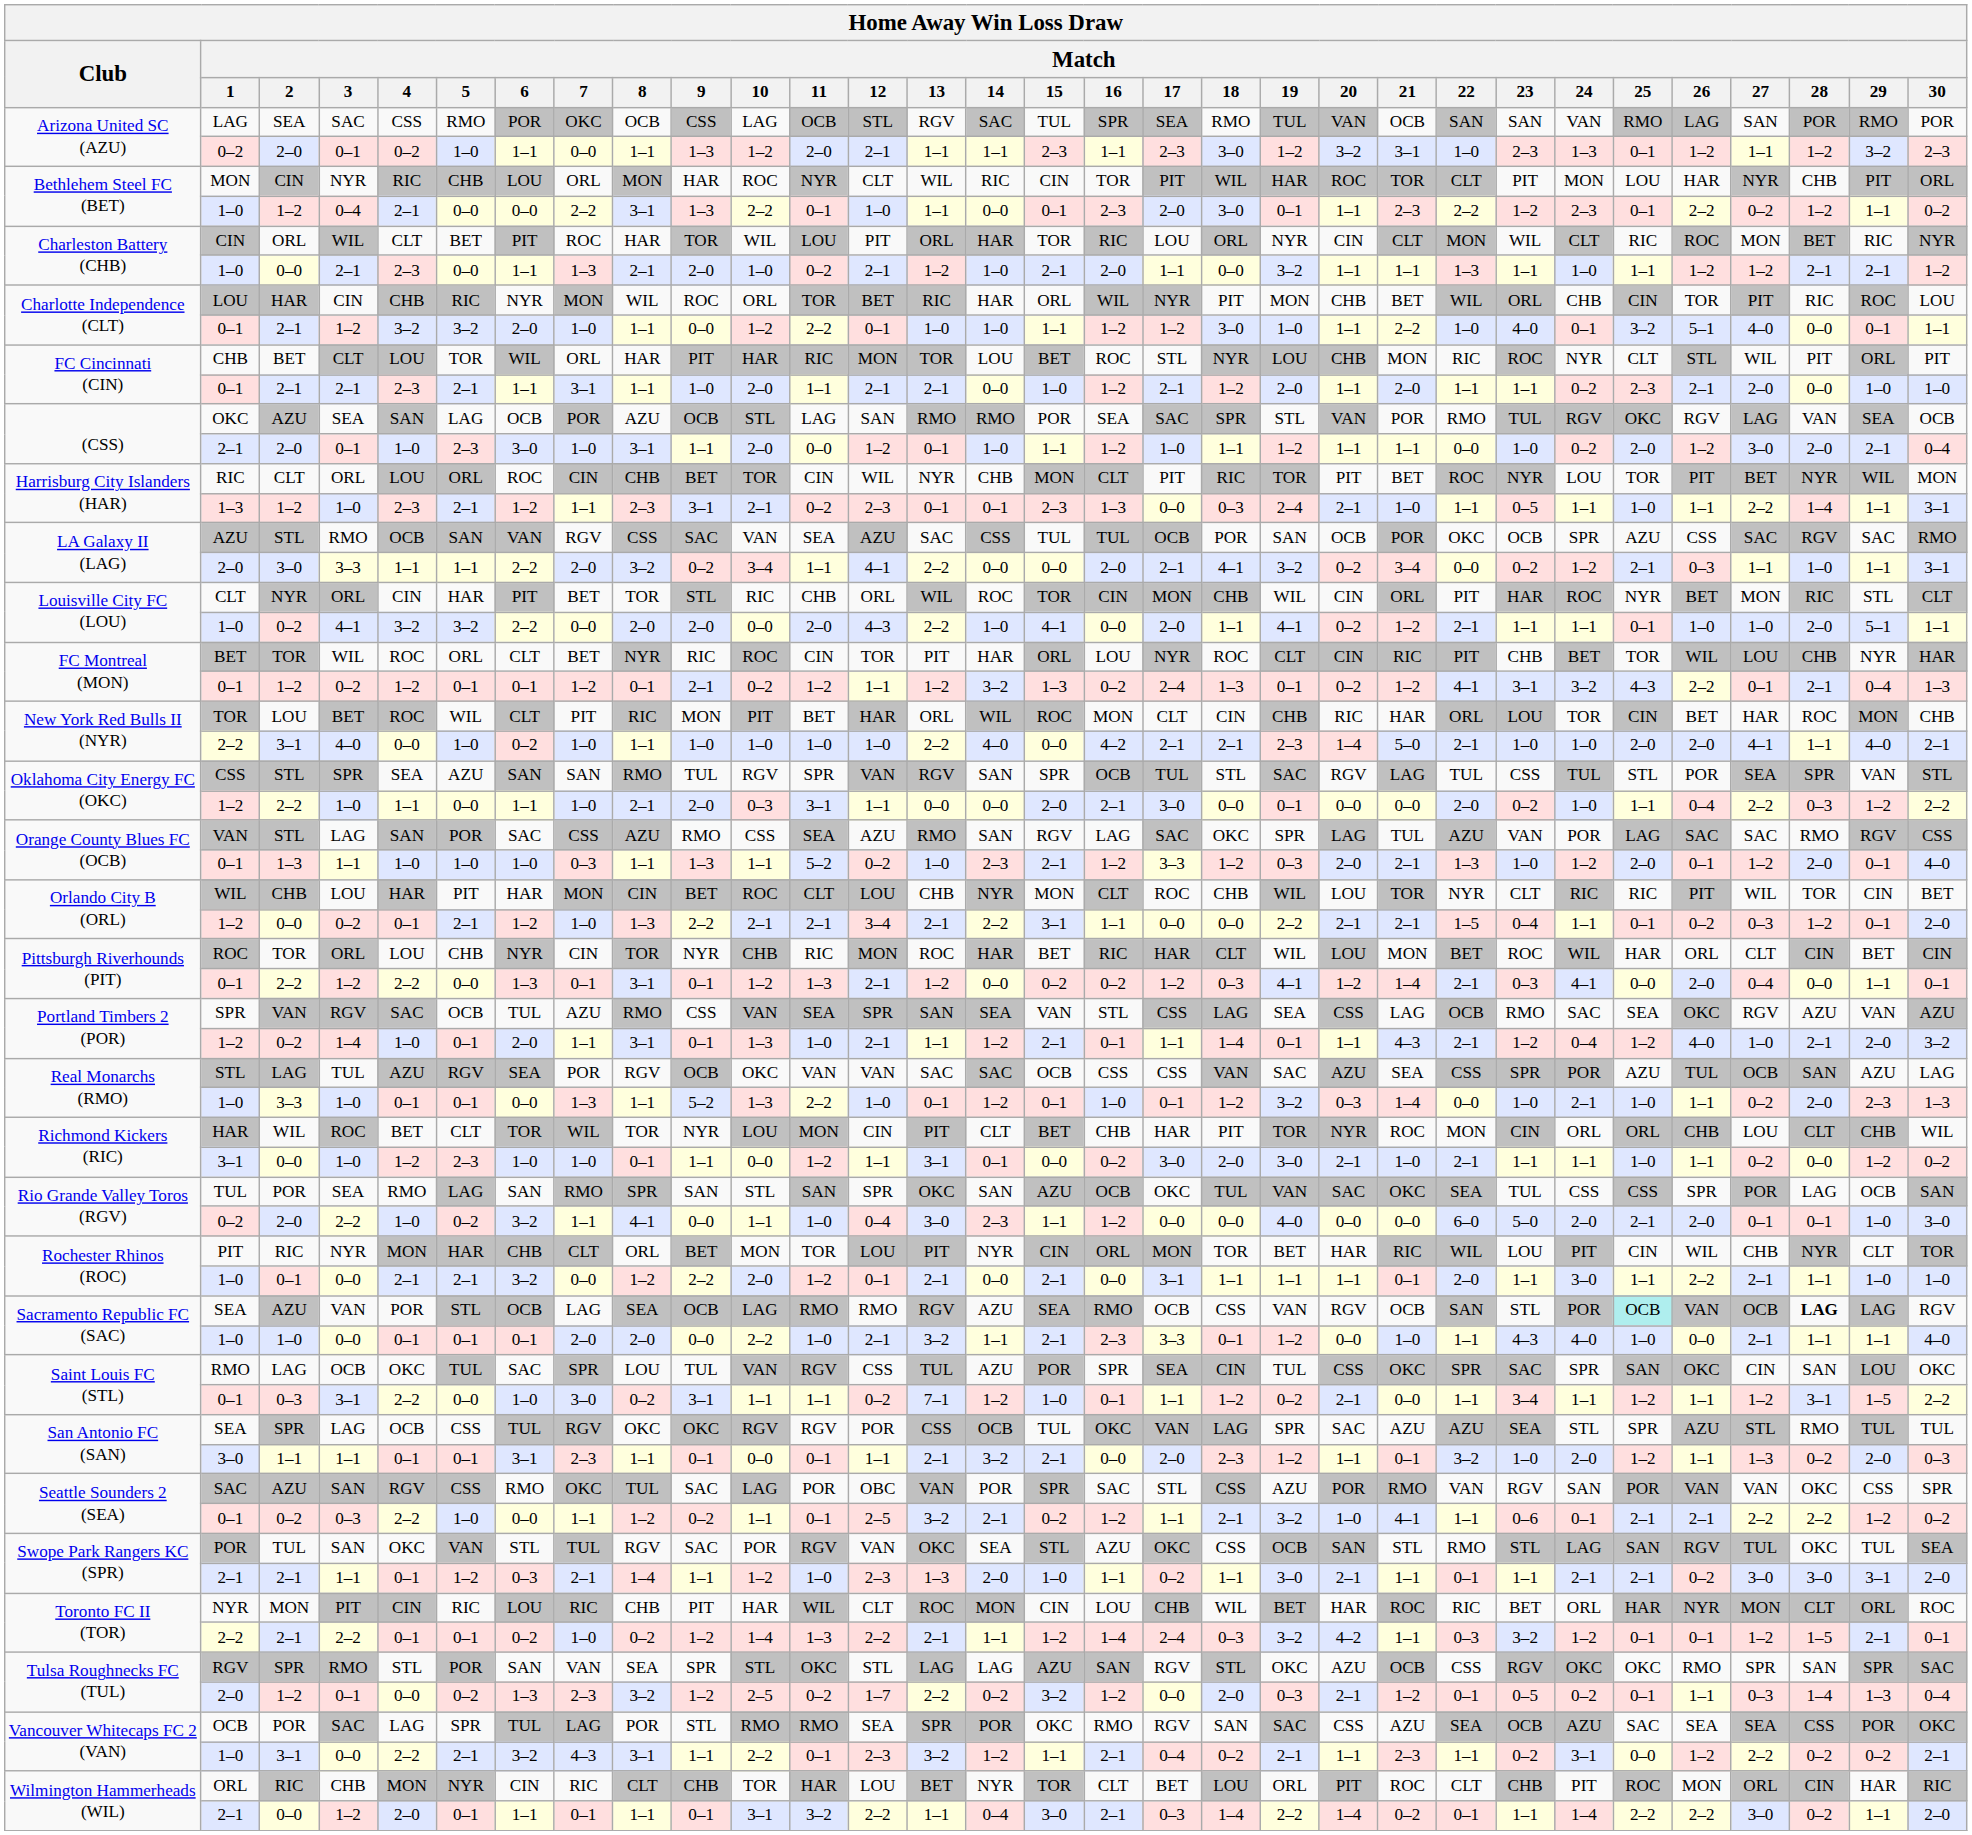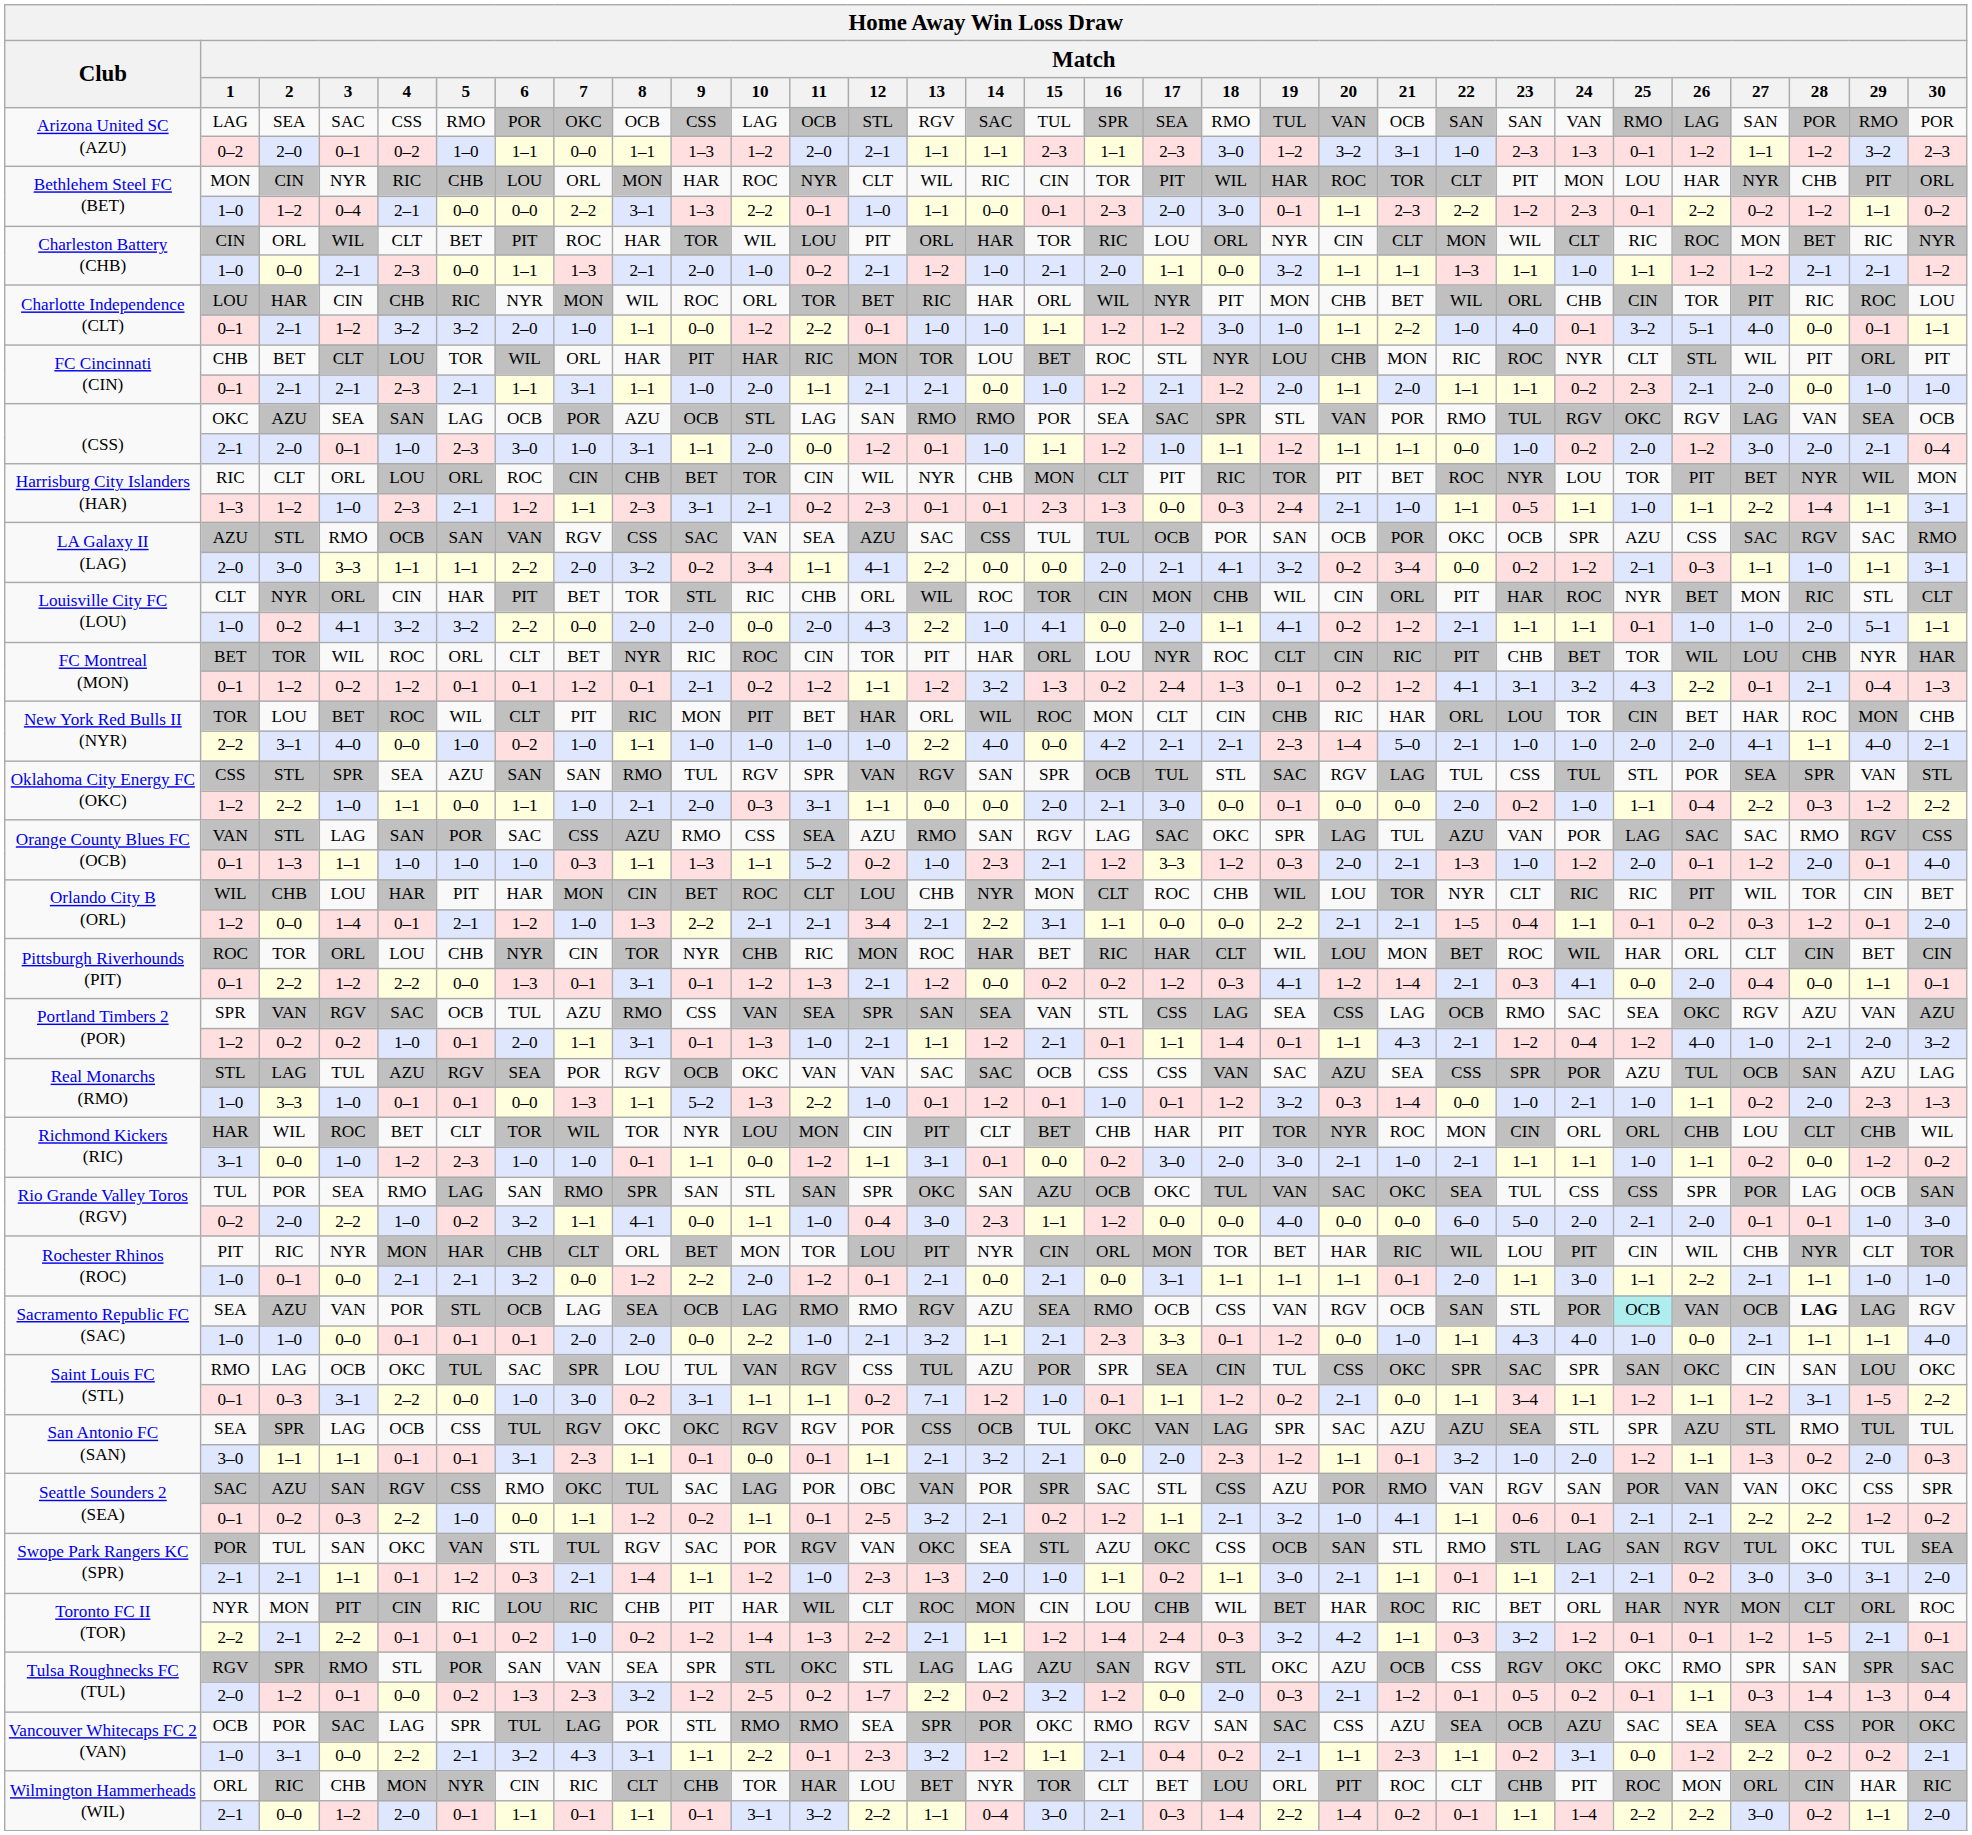(348, 924) 0–2 -> (348, 924) 1–4
(348, 1042) 1–4 -> (348, 1042) 0–2
